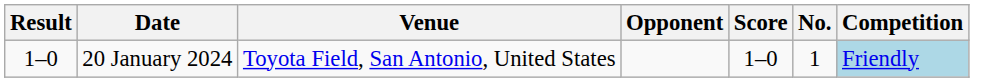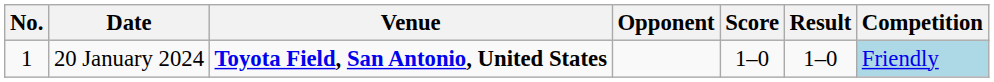columns swapped: (815, 22) <-> (41, 22)
(429, 58) normal -> (411, 58) bold
